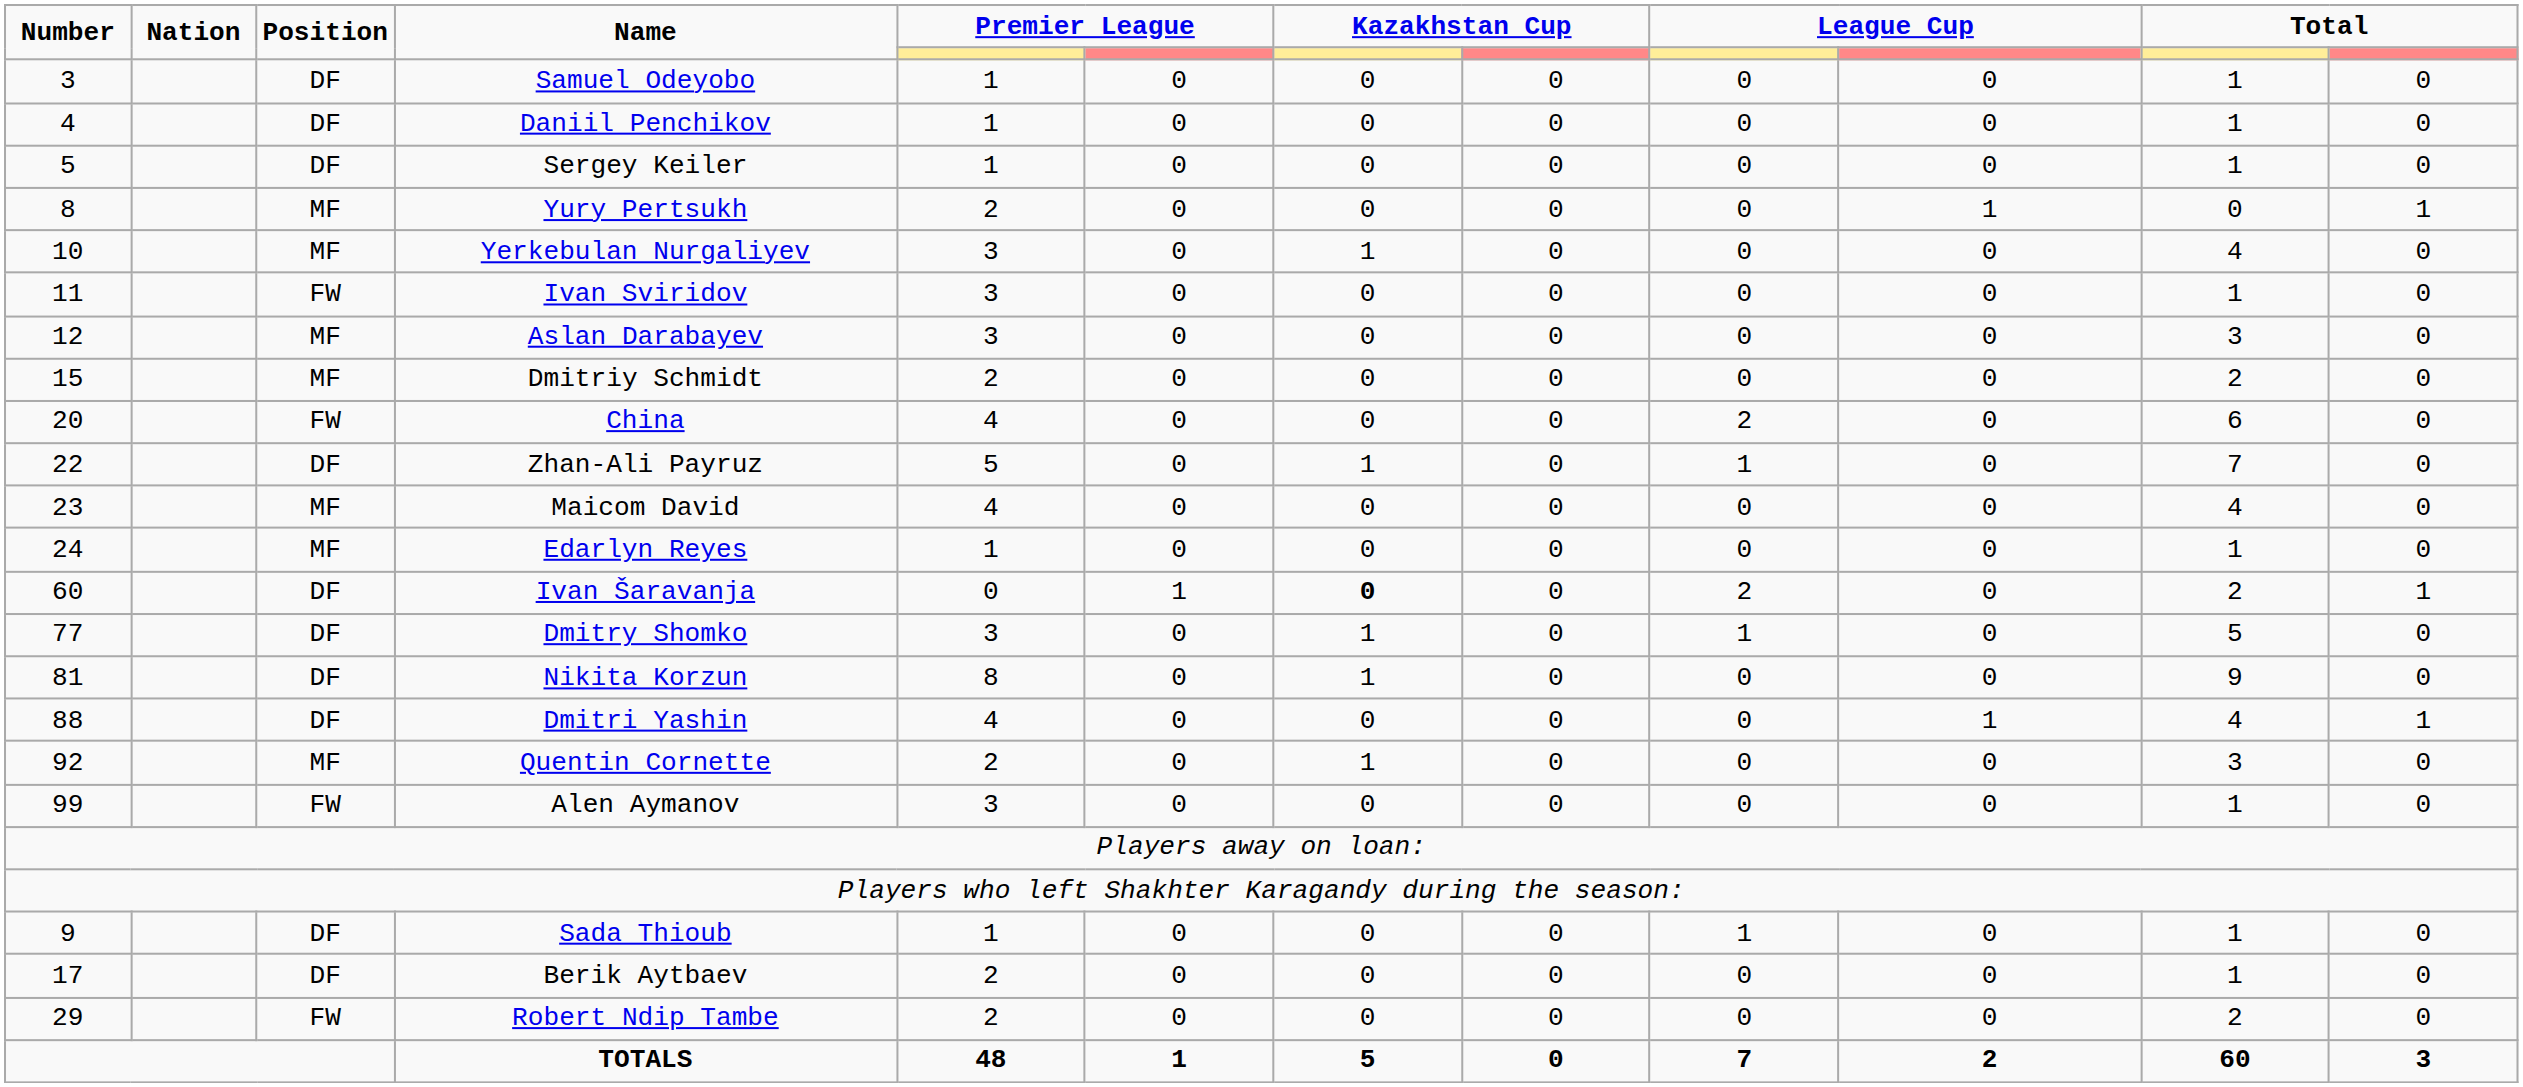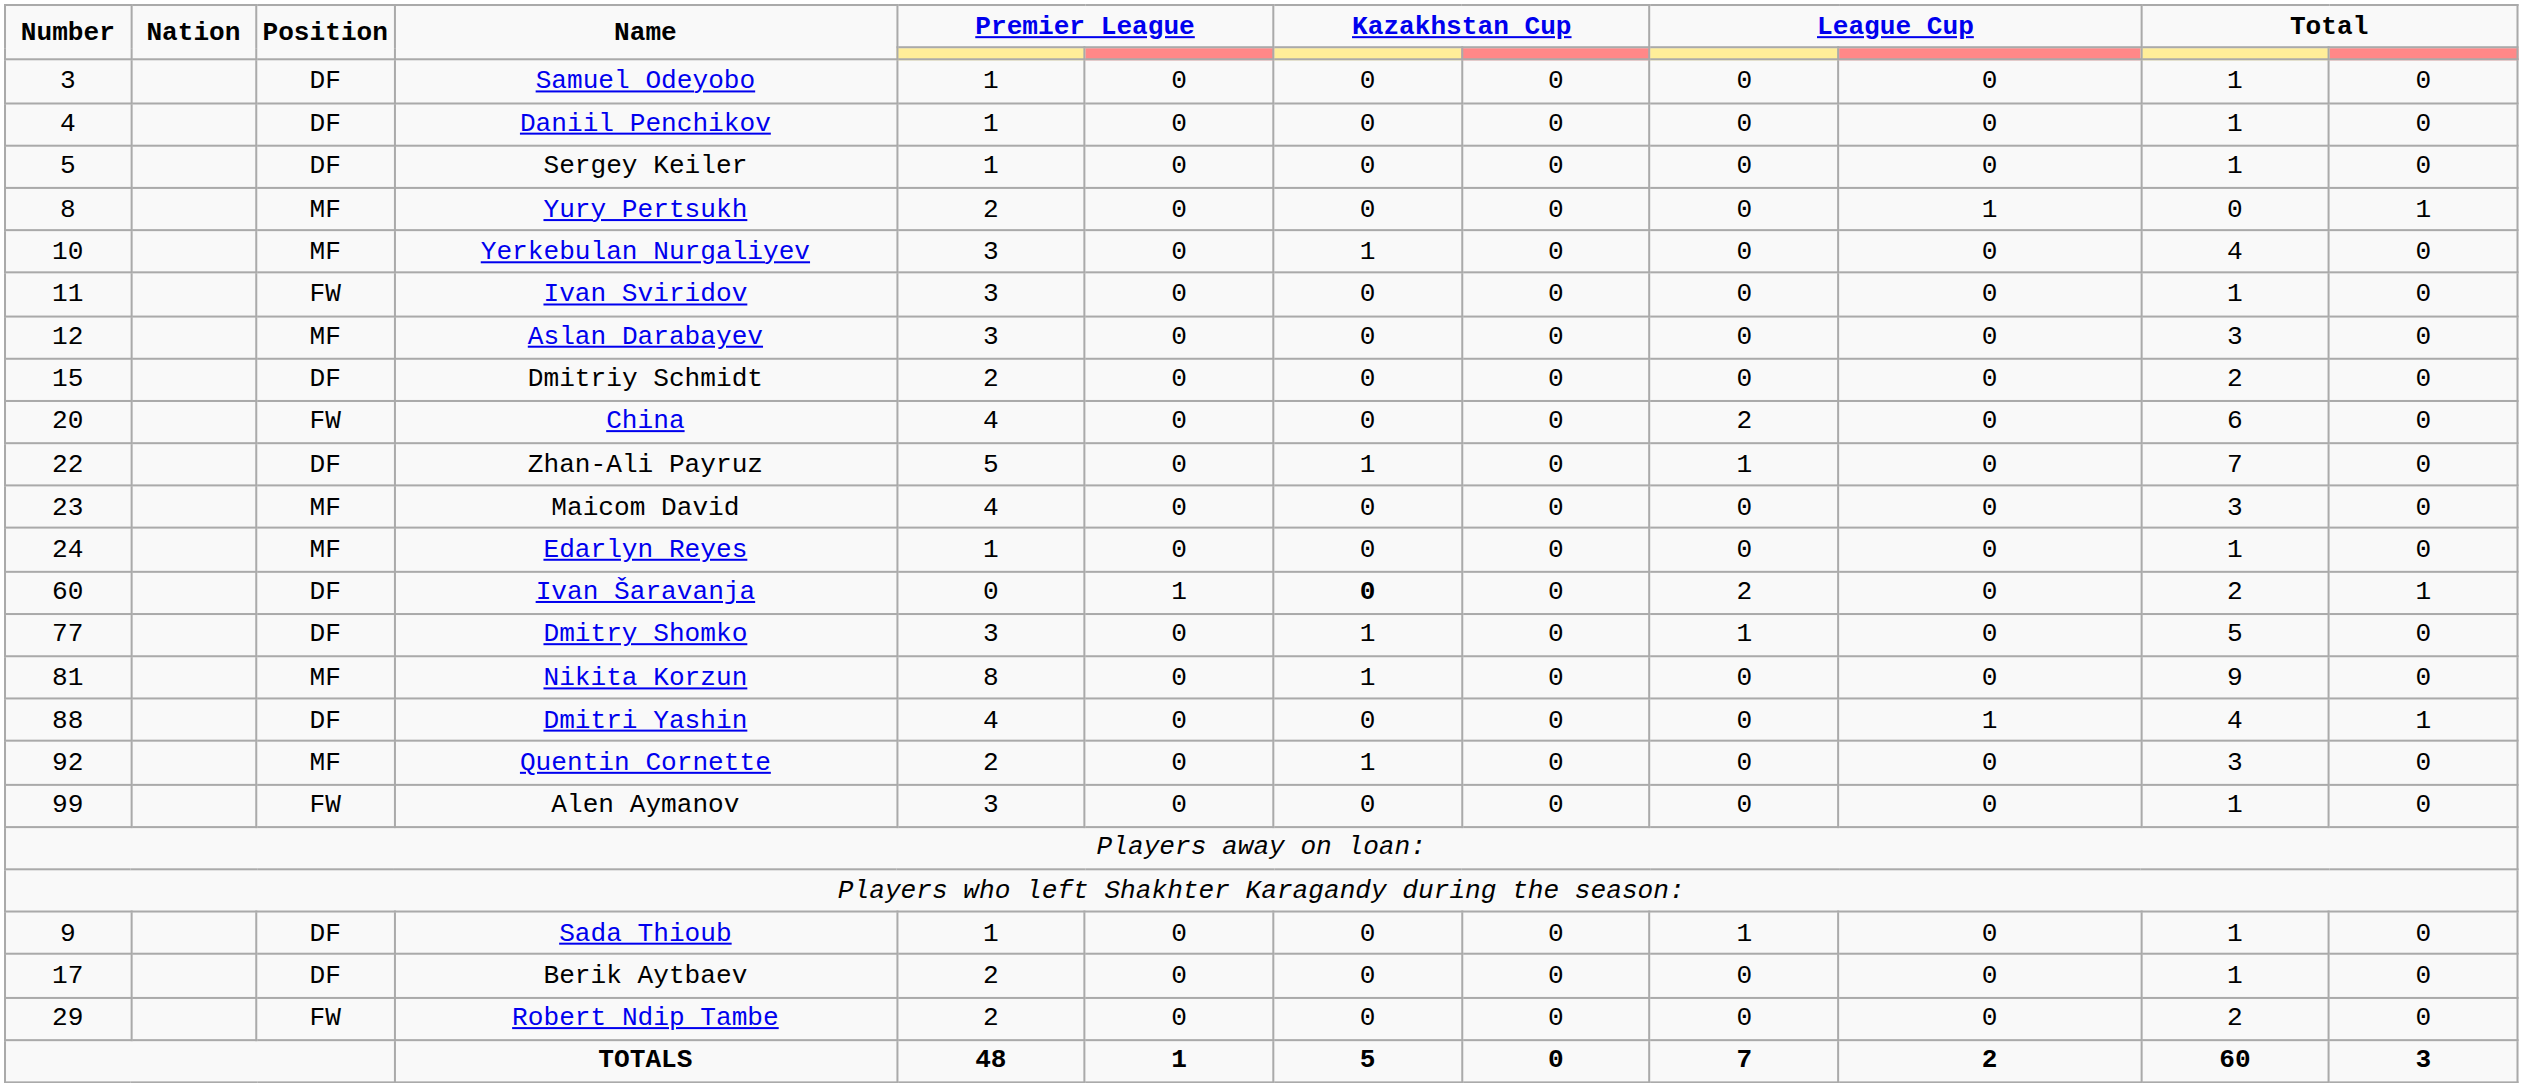(325, 379) MF -> (325, 379) DF
(2235, 507) 4 -> (2235, 507) 3
(325, 678) DF -> (325, 678) MF
